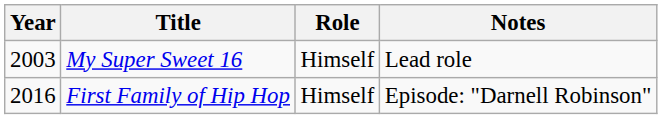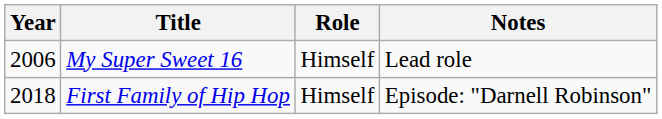(33, 58) 2003 -> (33, 58) 2006
(33, 95) 2016 -> (33, 95) 2018
